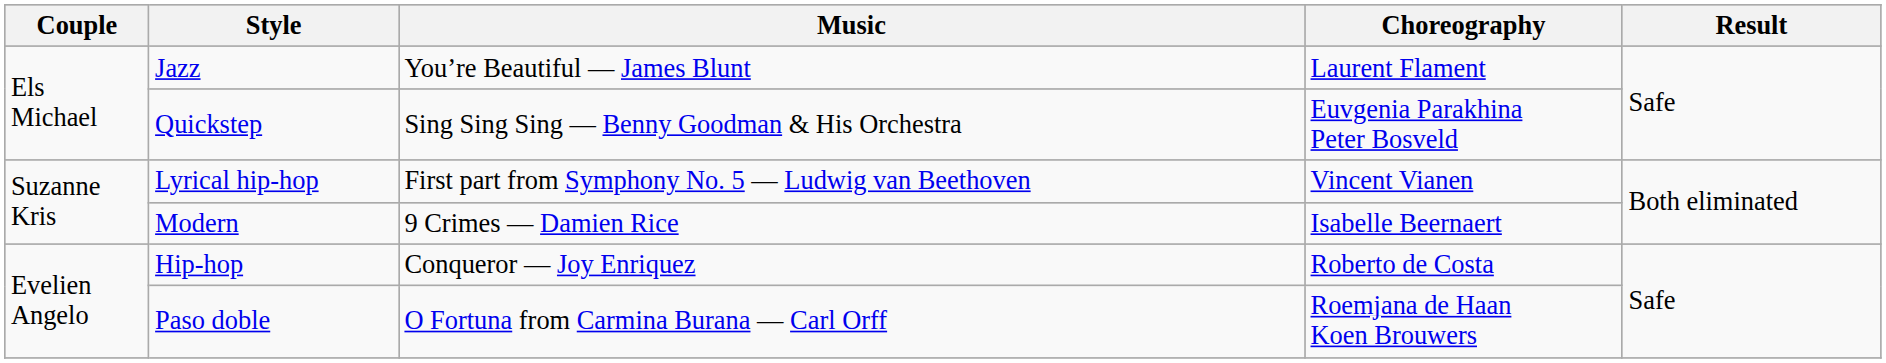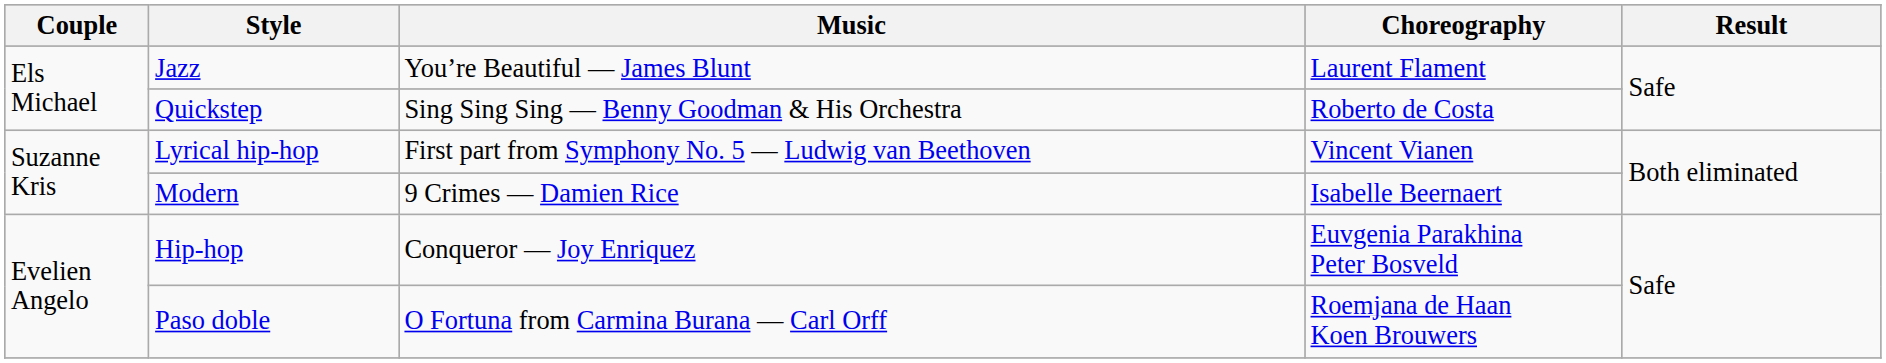(1416, 124) Euvgenia Parakhina Peter Bosveld -> (1402, 109) Roberto de Costa
(1402, 264) Roberto de Costa -> (1416, 249) Euvgenia Parakhina Peter Bosveld
